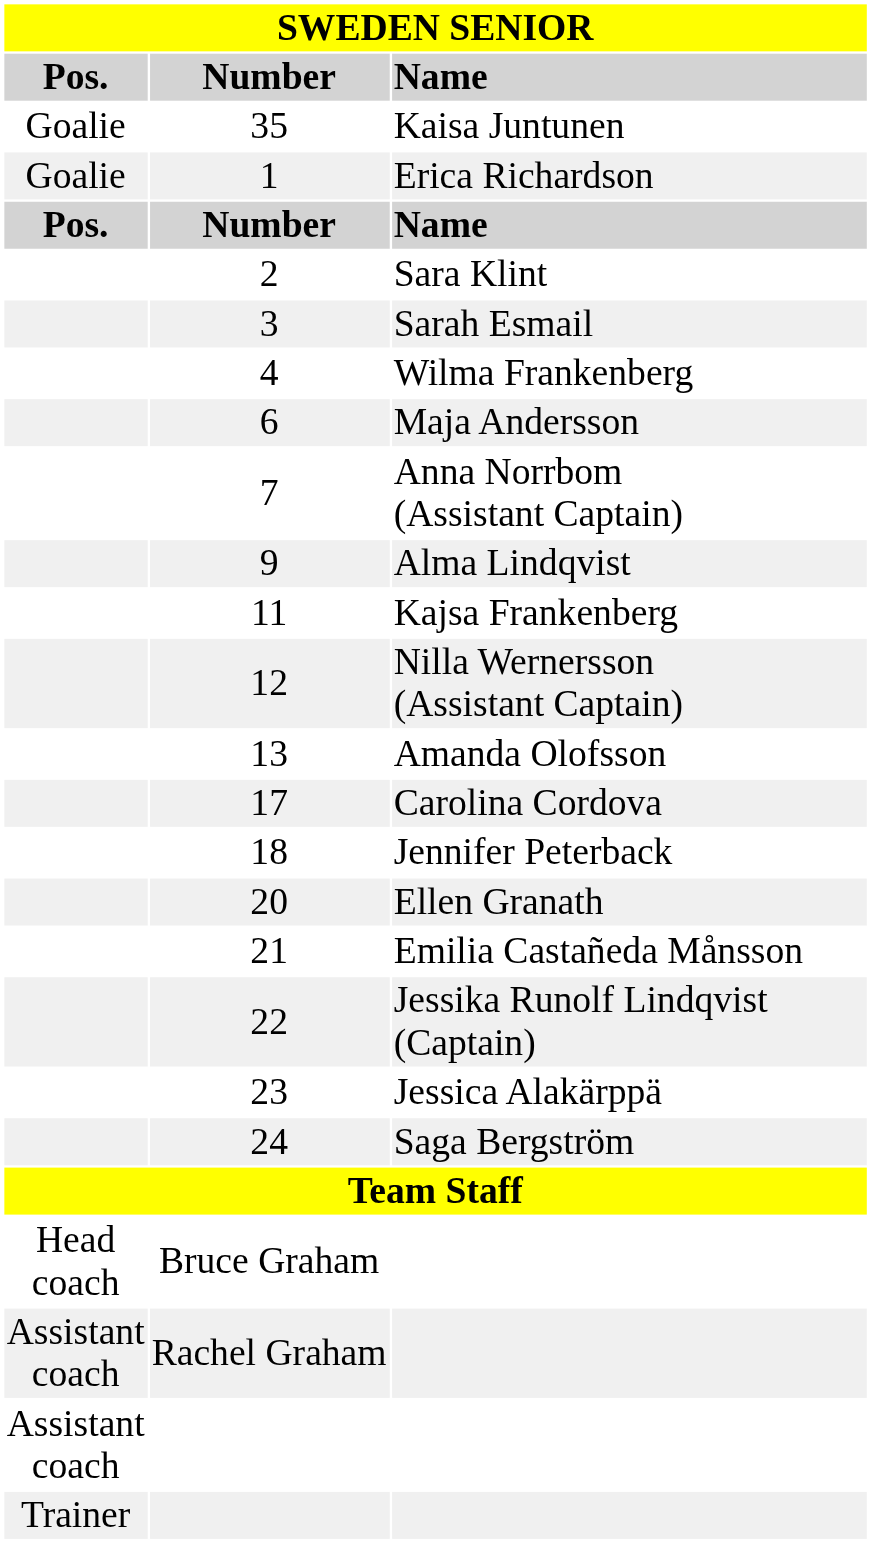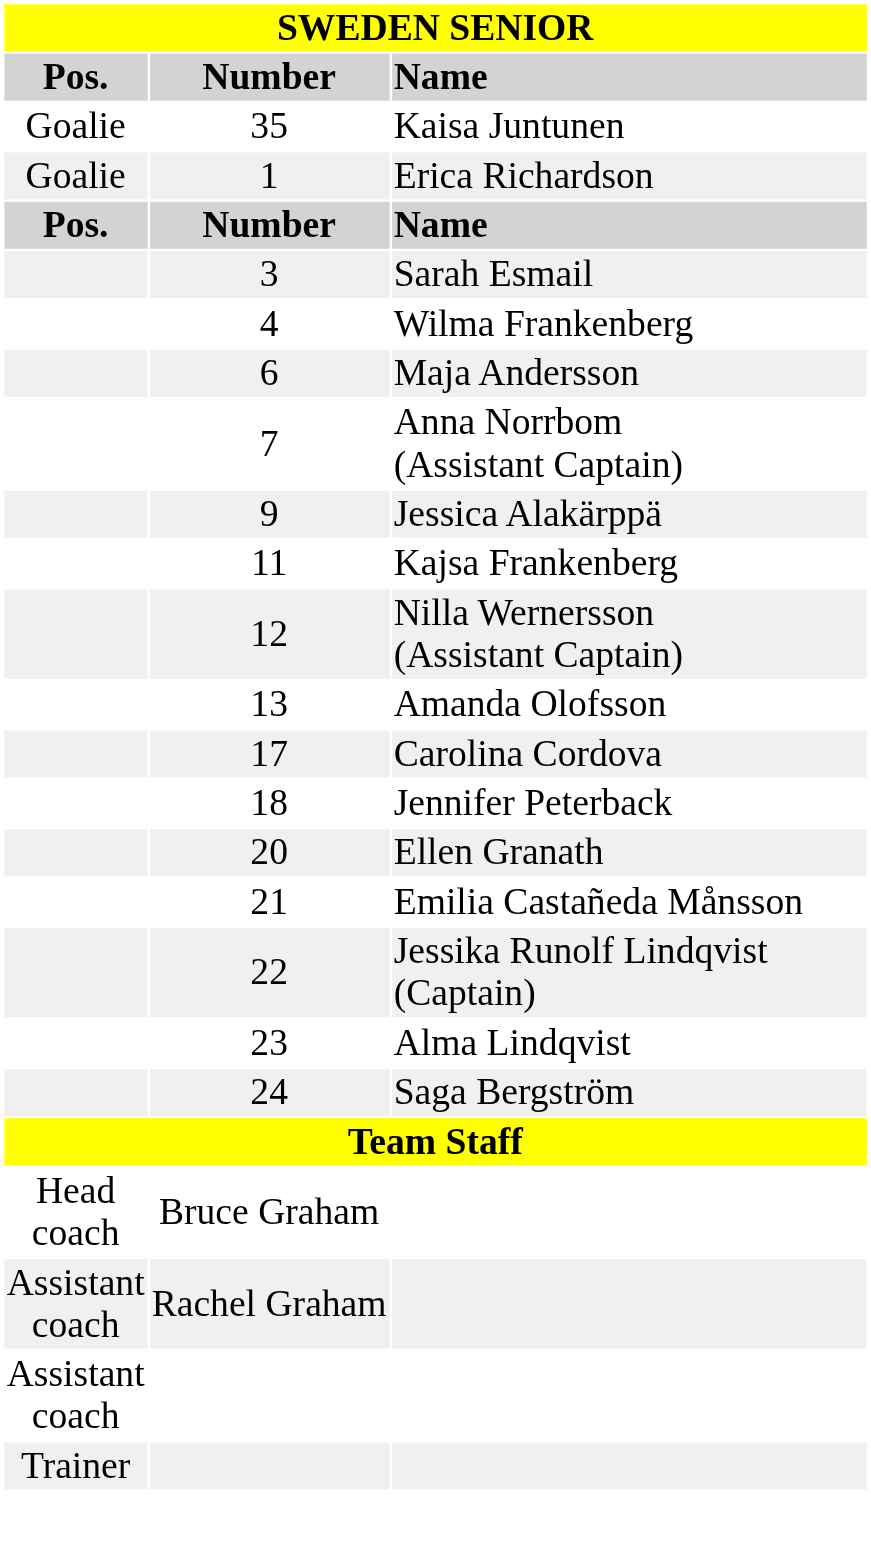- row: (76, 275)
(512, 562) Alma Lindqvist -> (528, 513) Jessica Alakärppä
(528, 1091) Jessica Alakärppä -> (512, 1042) Alma Lindqvist
